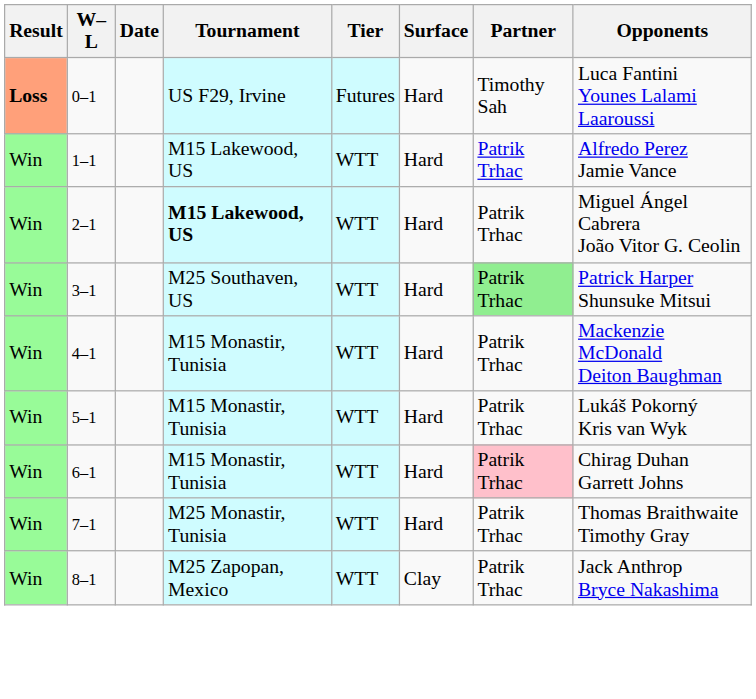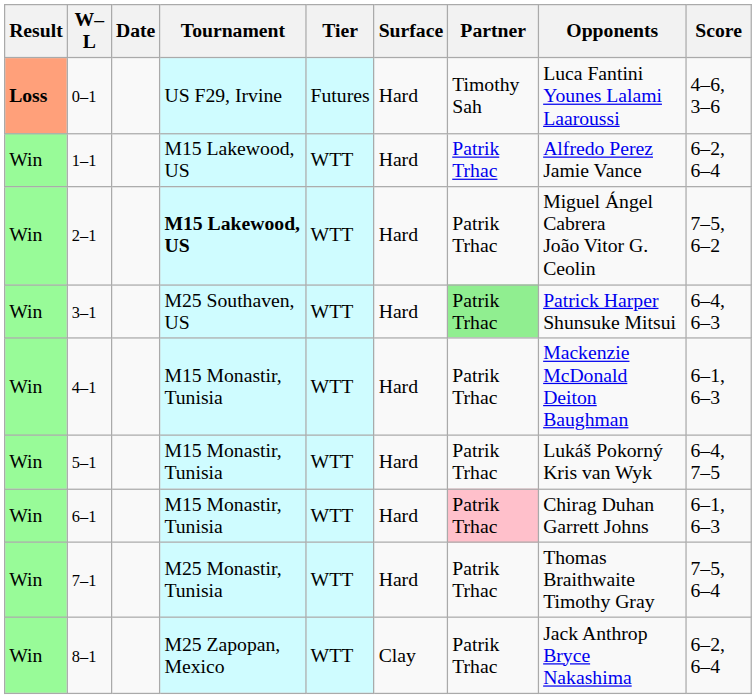+ column: (719, 31)
